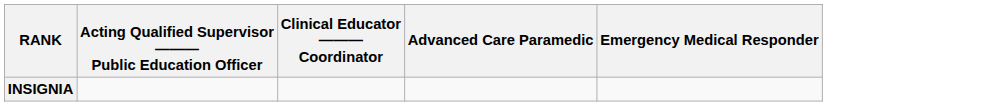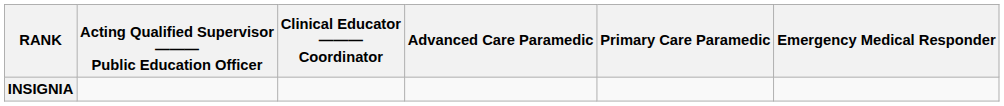+ column: (685, 41)
